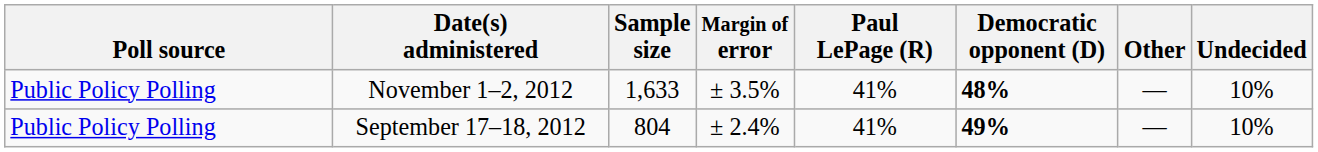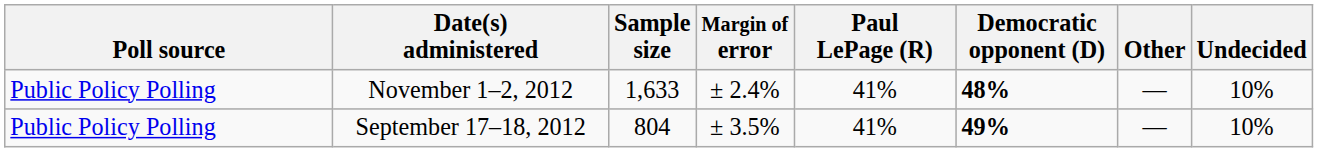(745, 89) ± 3.5% -> (745, 89) ± 2.4%
(745, 127) ± 2.4% -> (745, 127) ± 3.5%
